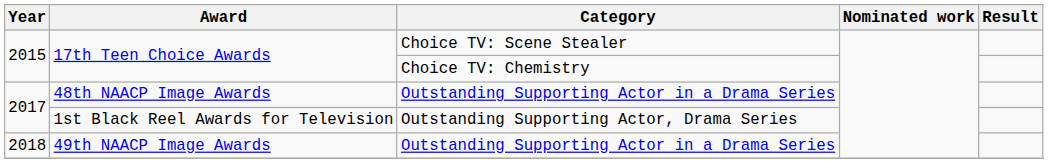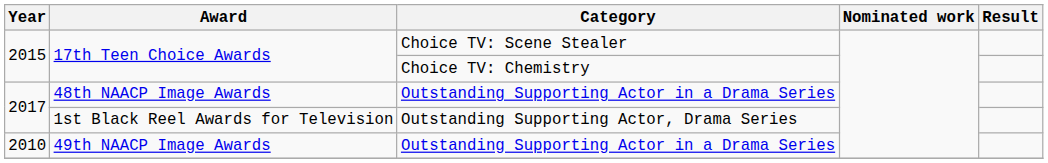(27, 146) 2018 -> (27, 146) 2010
